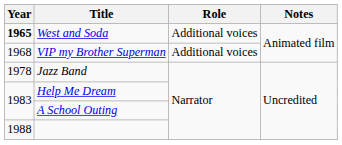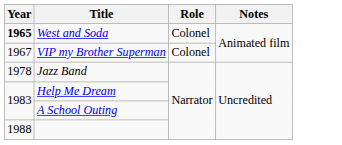(214, 33) Additional voices -> (191, 33) Colonel
(19, 52) 1968 -> (19, 52) 1967
(214, 52) Additional voices -> (191, 52) Colonel
